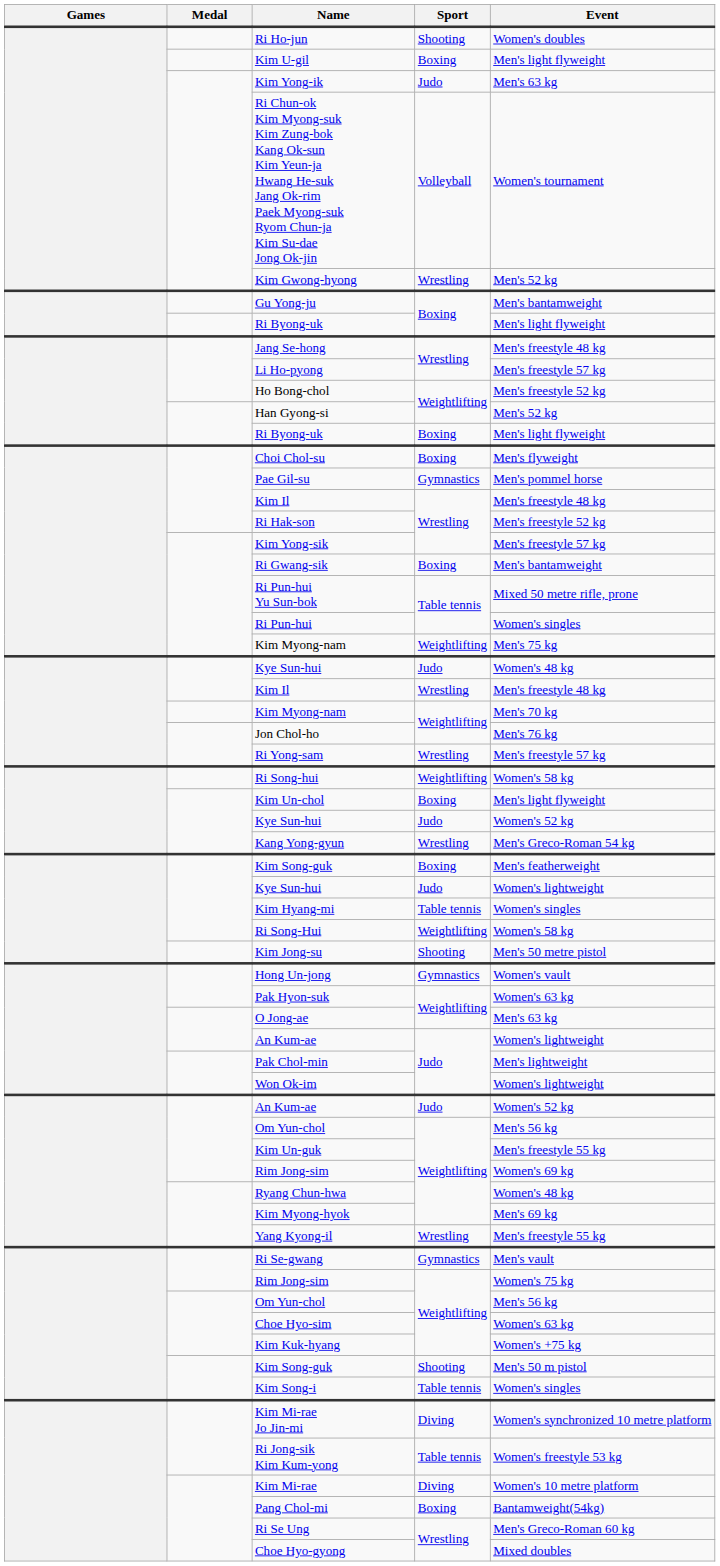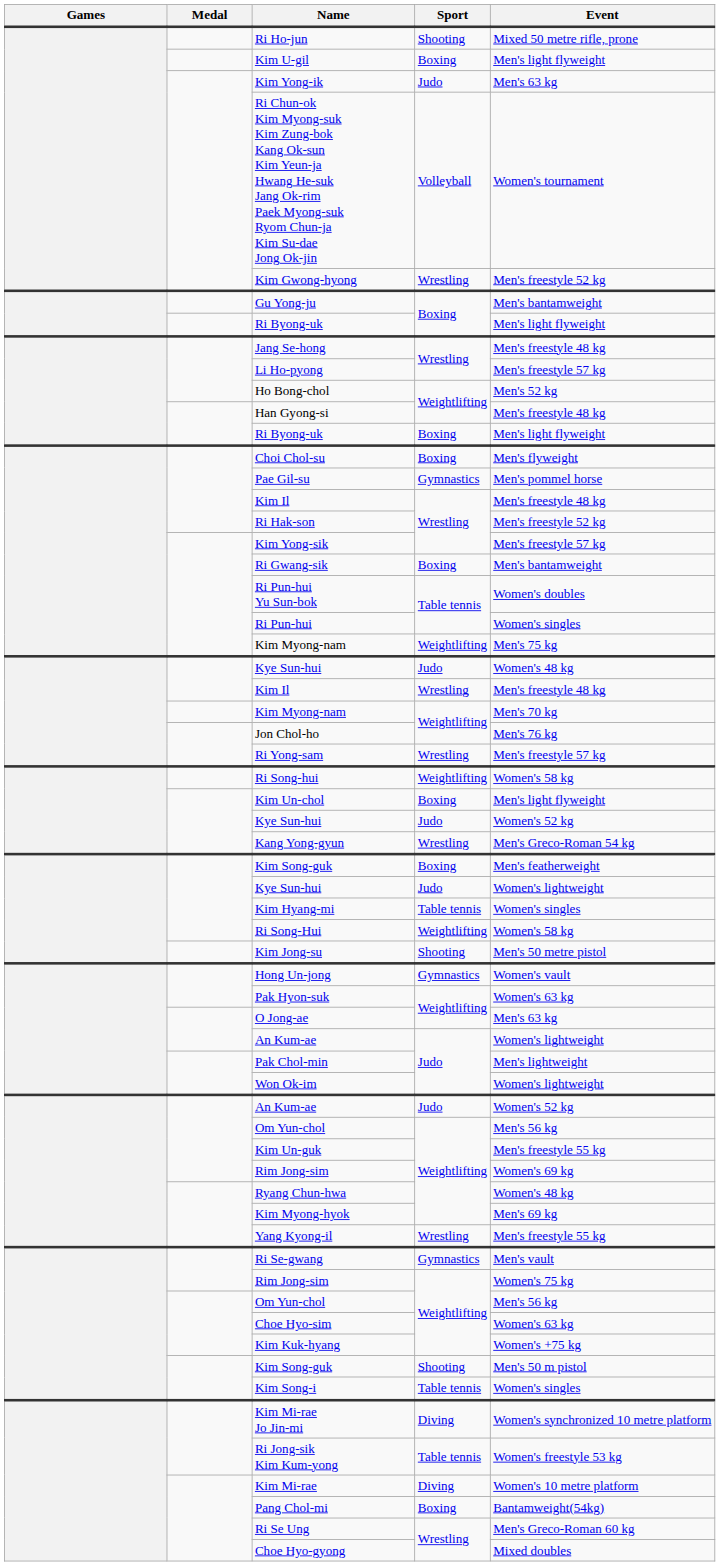(539, 38) Women's doubles -> (566, 38) Mixed 50 metre rifle, prone
(525, 279) Men's 52 kg -> (549, 279) Men's freestyle 52 kg
(549, 390) Men's freestyle 52 kg -> (525, 390) Men's 52 kg
(525, 412) Men's 52 kg -> (549, 412) Men's freestyle 48 kg
(566, 594) Mixed 50 metre rifle, prone -> (539, 594) Women's doubles
